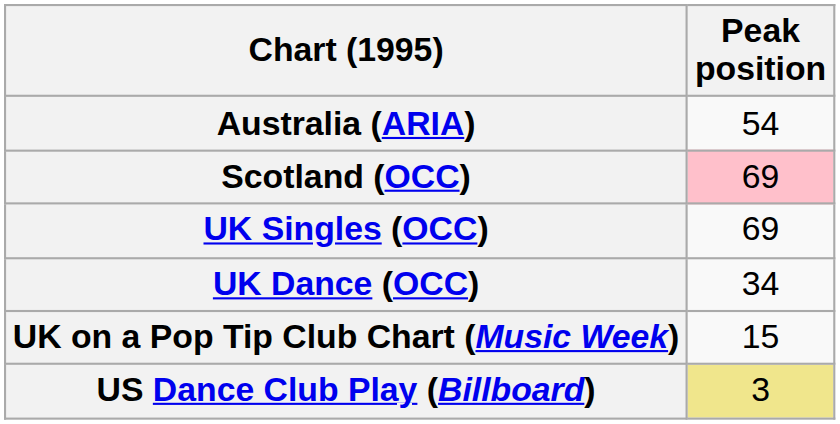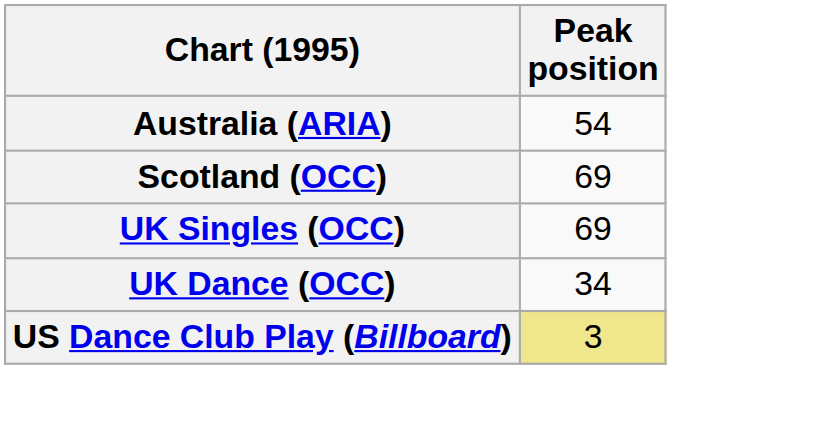(761, 176) pink background -> (593, 176) no background
- row: (346, 336)
